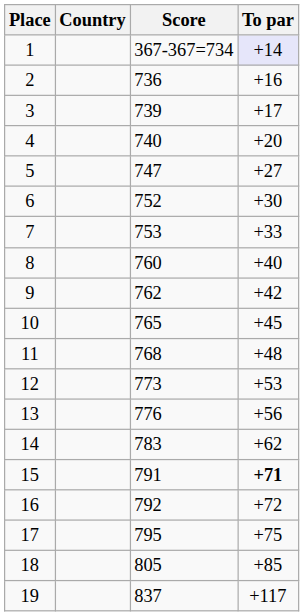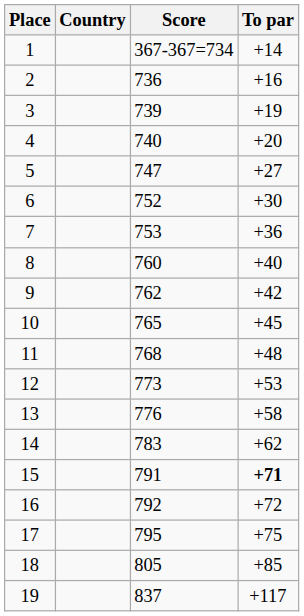(268, 50) lavender background -> (268, 50) no background
(268, 110) +17 -> (268, 110) +19
(268, 232) +33 -> (268, 232) +36
(268, 414) +56 -> (268, 414) +58
